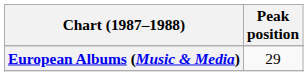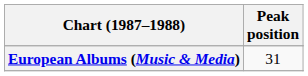(273, 58) 29 -> (273, 58) 31
